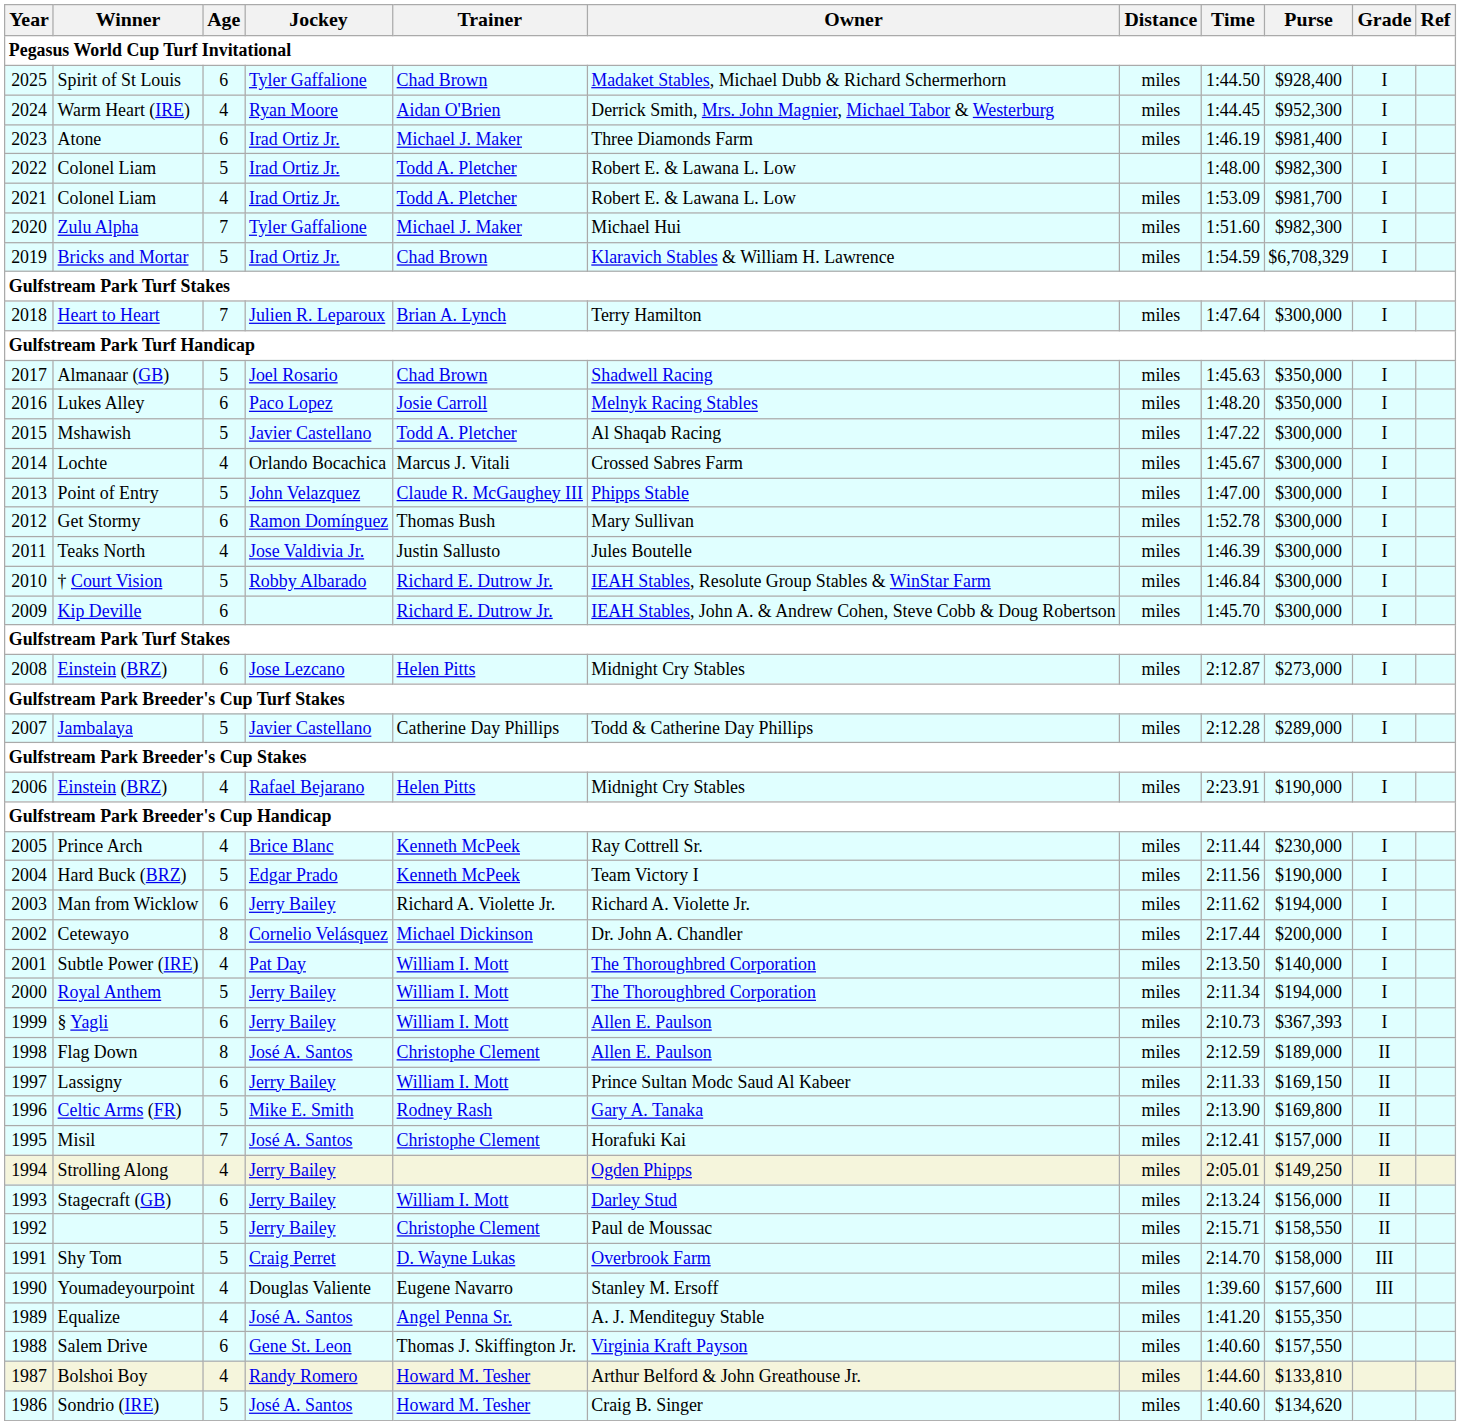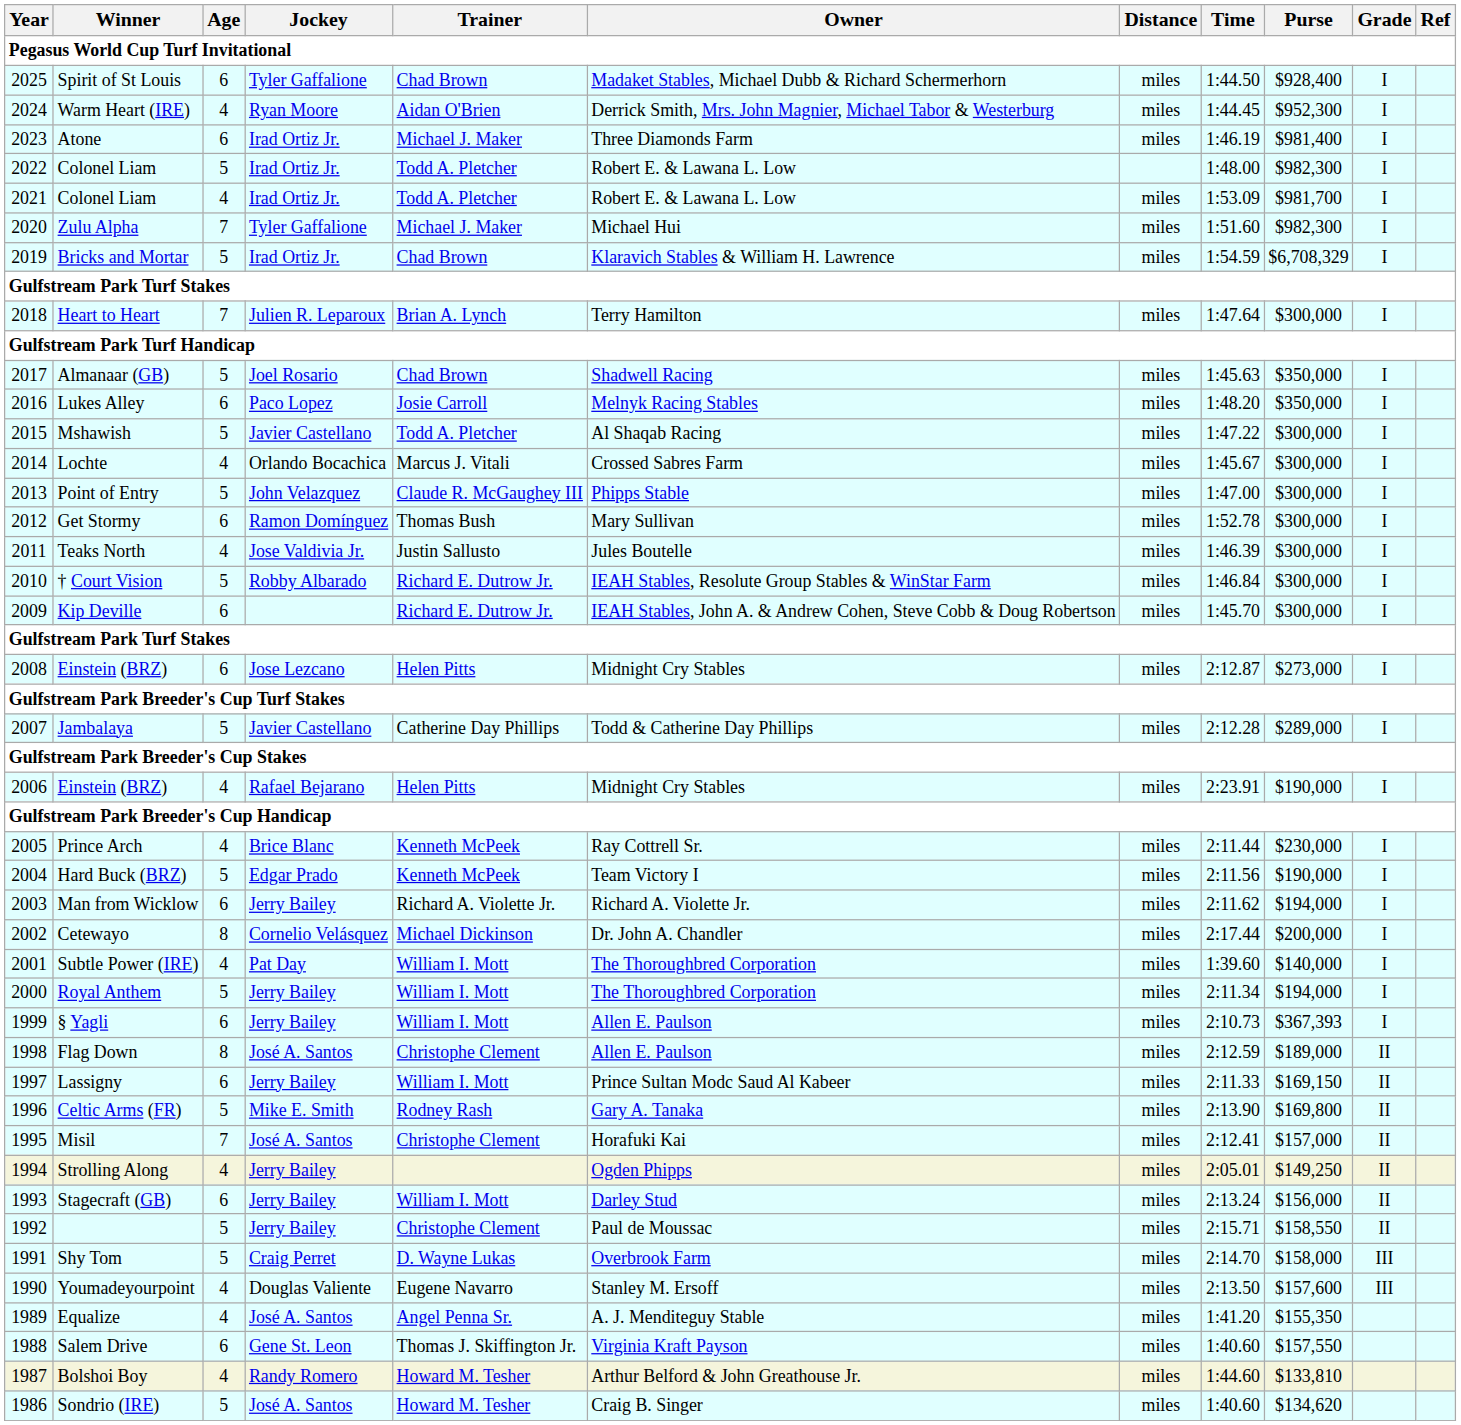(1233, 963) 2:13.50 -> (1233, 963) 1:39.60
(1233, 1287) 1:39.60 -> (1233, 1287) 2:13.50
